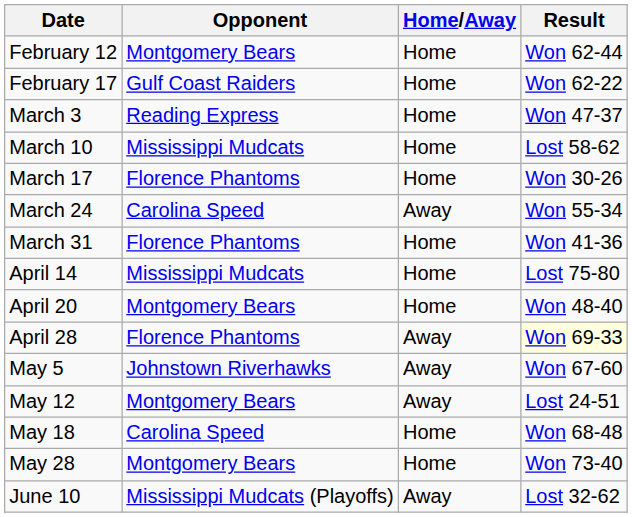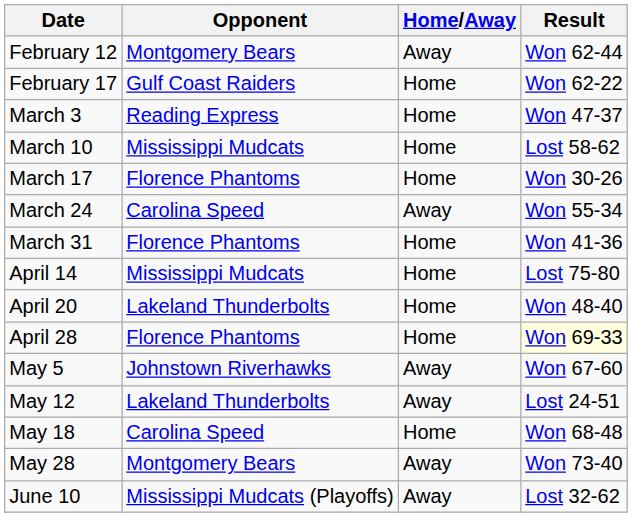(430, 52) Home -> (427, 52) Away
(211, 305) Montgomery Bears -> (228, 305) Lakeland Thunderbolts
(427, 337) Away -> (430, 337) Home
(211, 400) Montgomery Bears -> (228, 400) Lakeland Thunderbolts
(430, 464) Home -> (427, 464) Away
